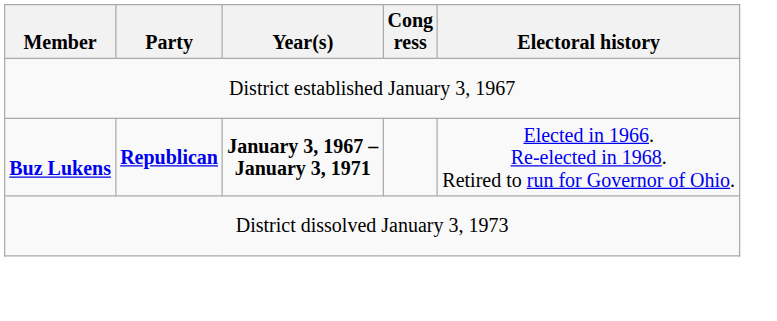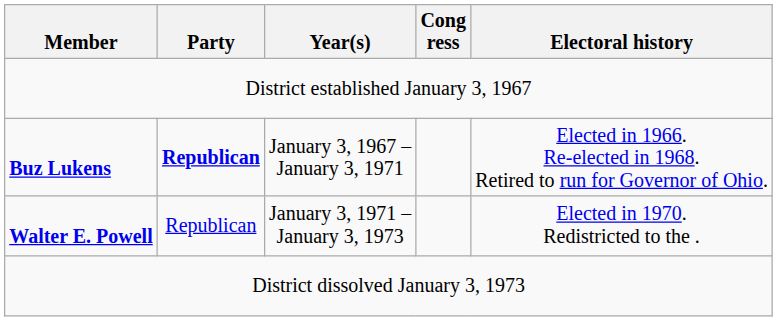(303, 157) bold -> (340, 157) normal
+ row: (81, 236)
